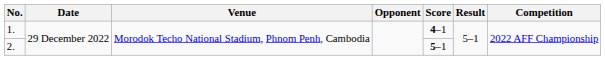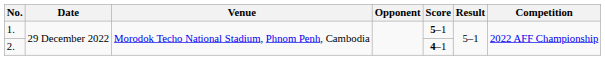(438, 30) 4–1 -> (438, 30) 5–1
(438, 47) 5–1 -> (438, 47) 4–1
